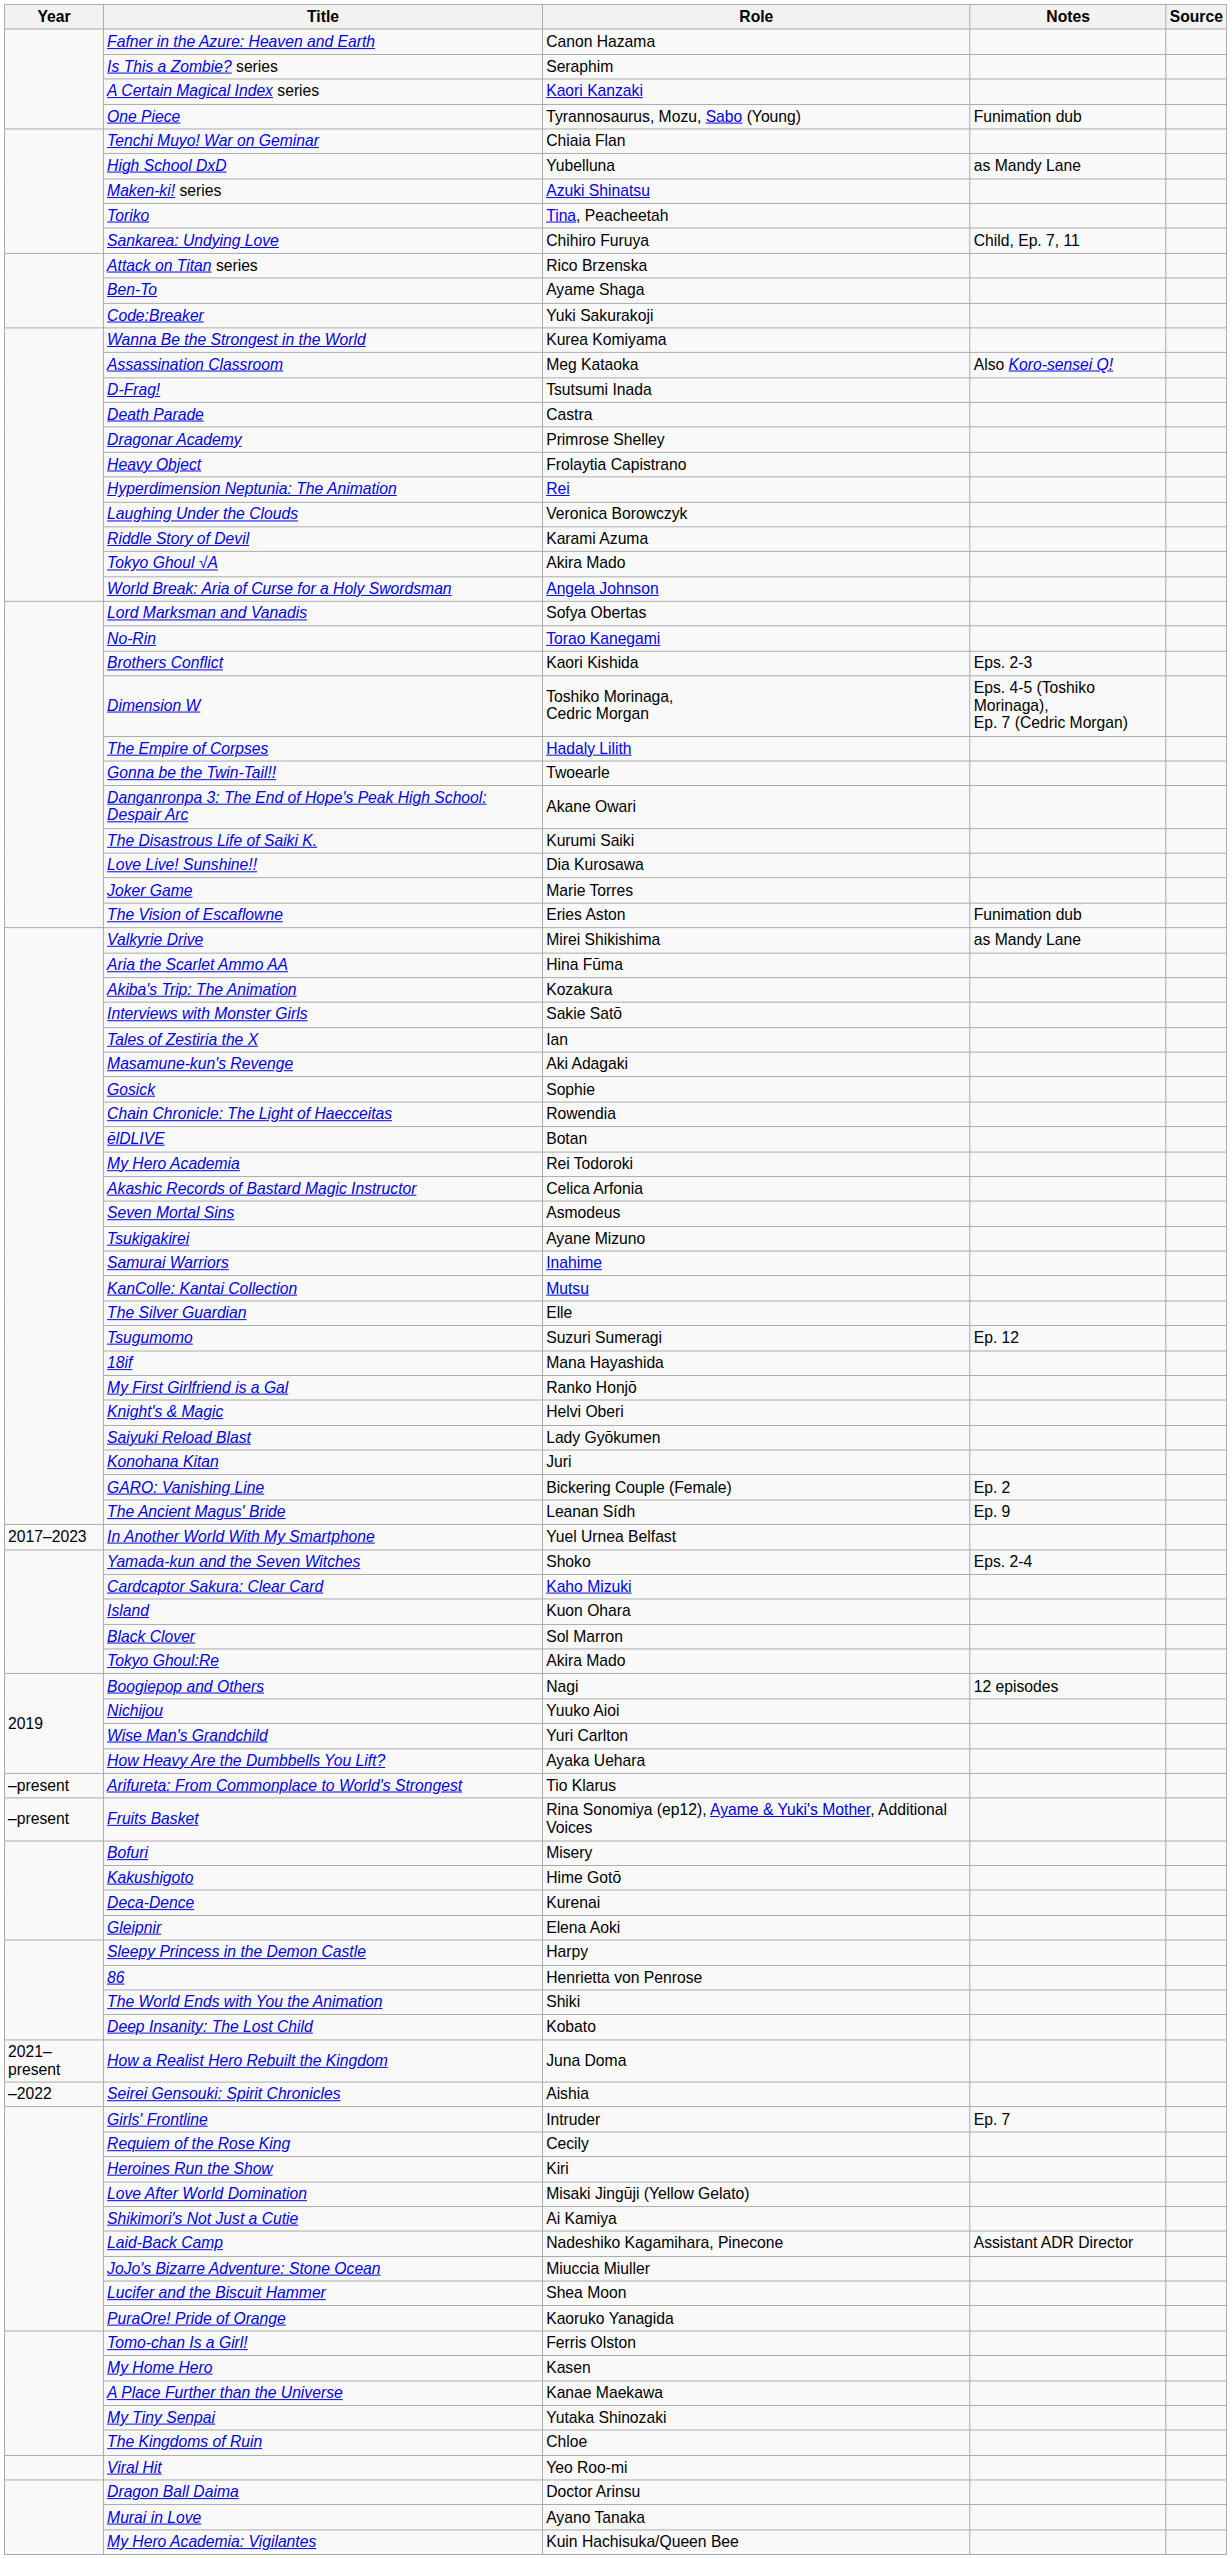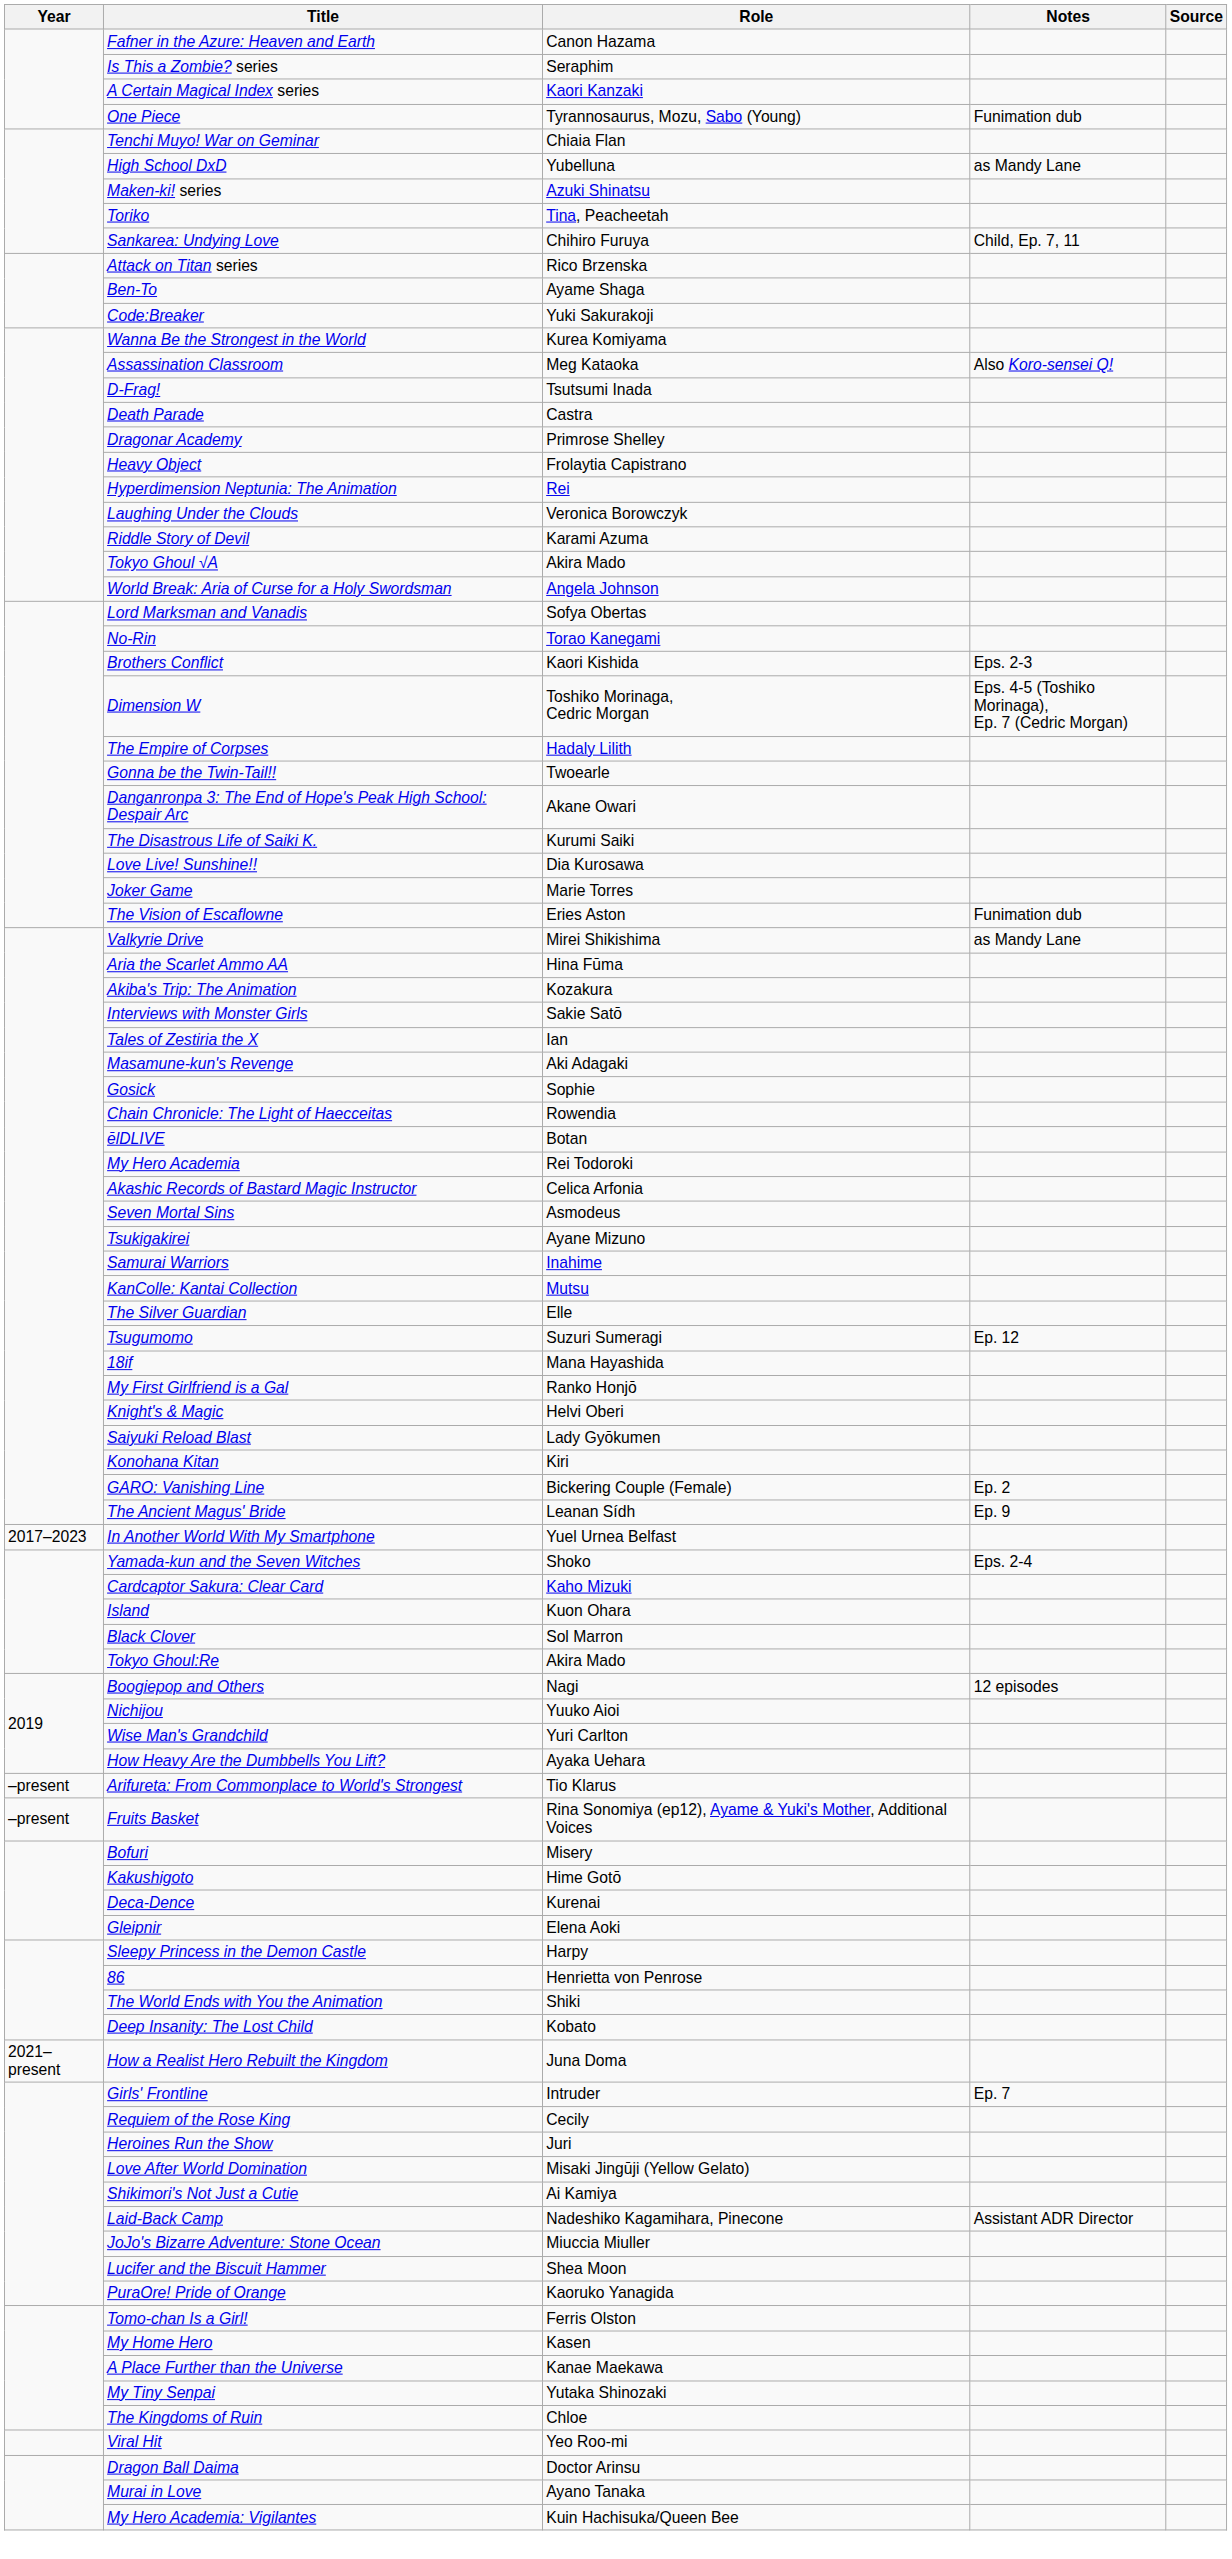(559, 1462) Juri -> (557, 1462) Kiri
- row: (224, 2094)
(557, 2169) Kiri -> (559, 2144) Juri
